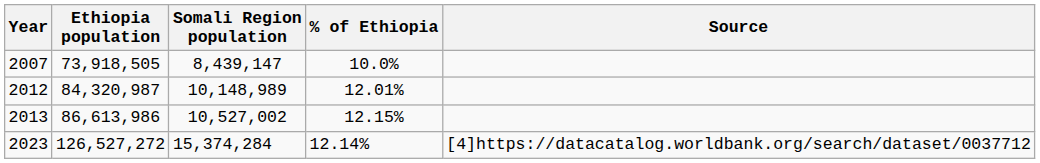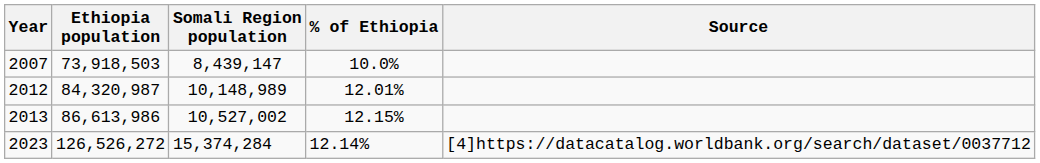(111, 64) 73,918,505 -> (111, 64) 73,918,503
(111, 145) 126,527,272 -> (111, 145) 126,526,272
